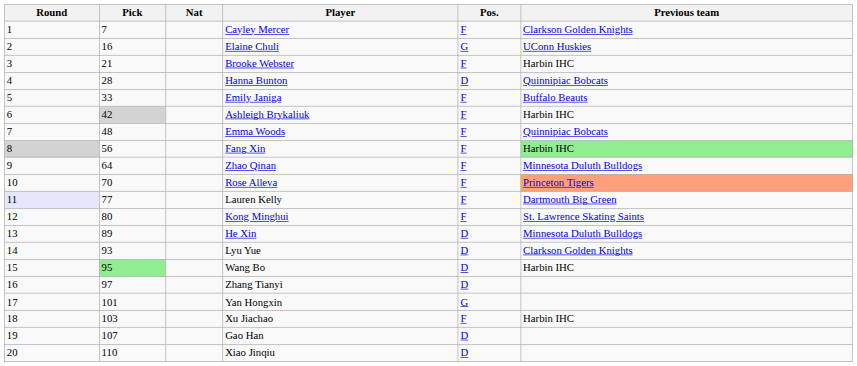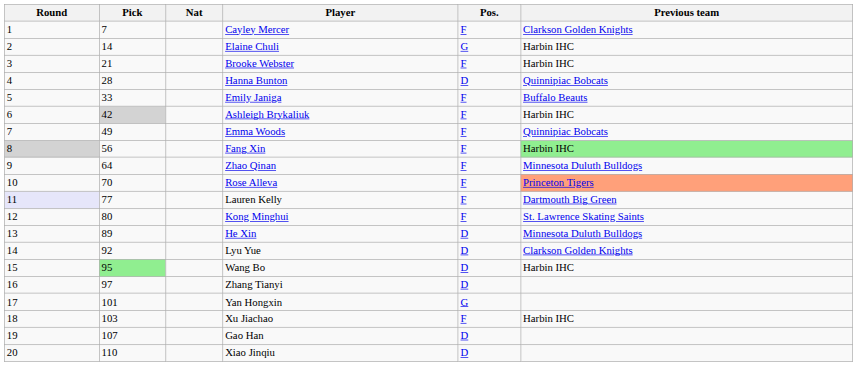(107, 47) 16 -> (107, 47) 14
(557, 47) UConn Huskies -> (549, 47) Harbin IHC
(107, 132) 48 -> (107, 132) 49
(107, 251) 93 -> (107, 251) 92
